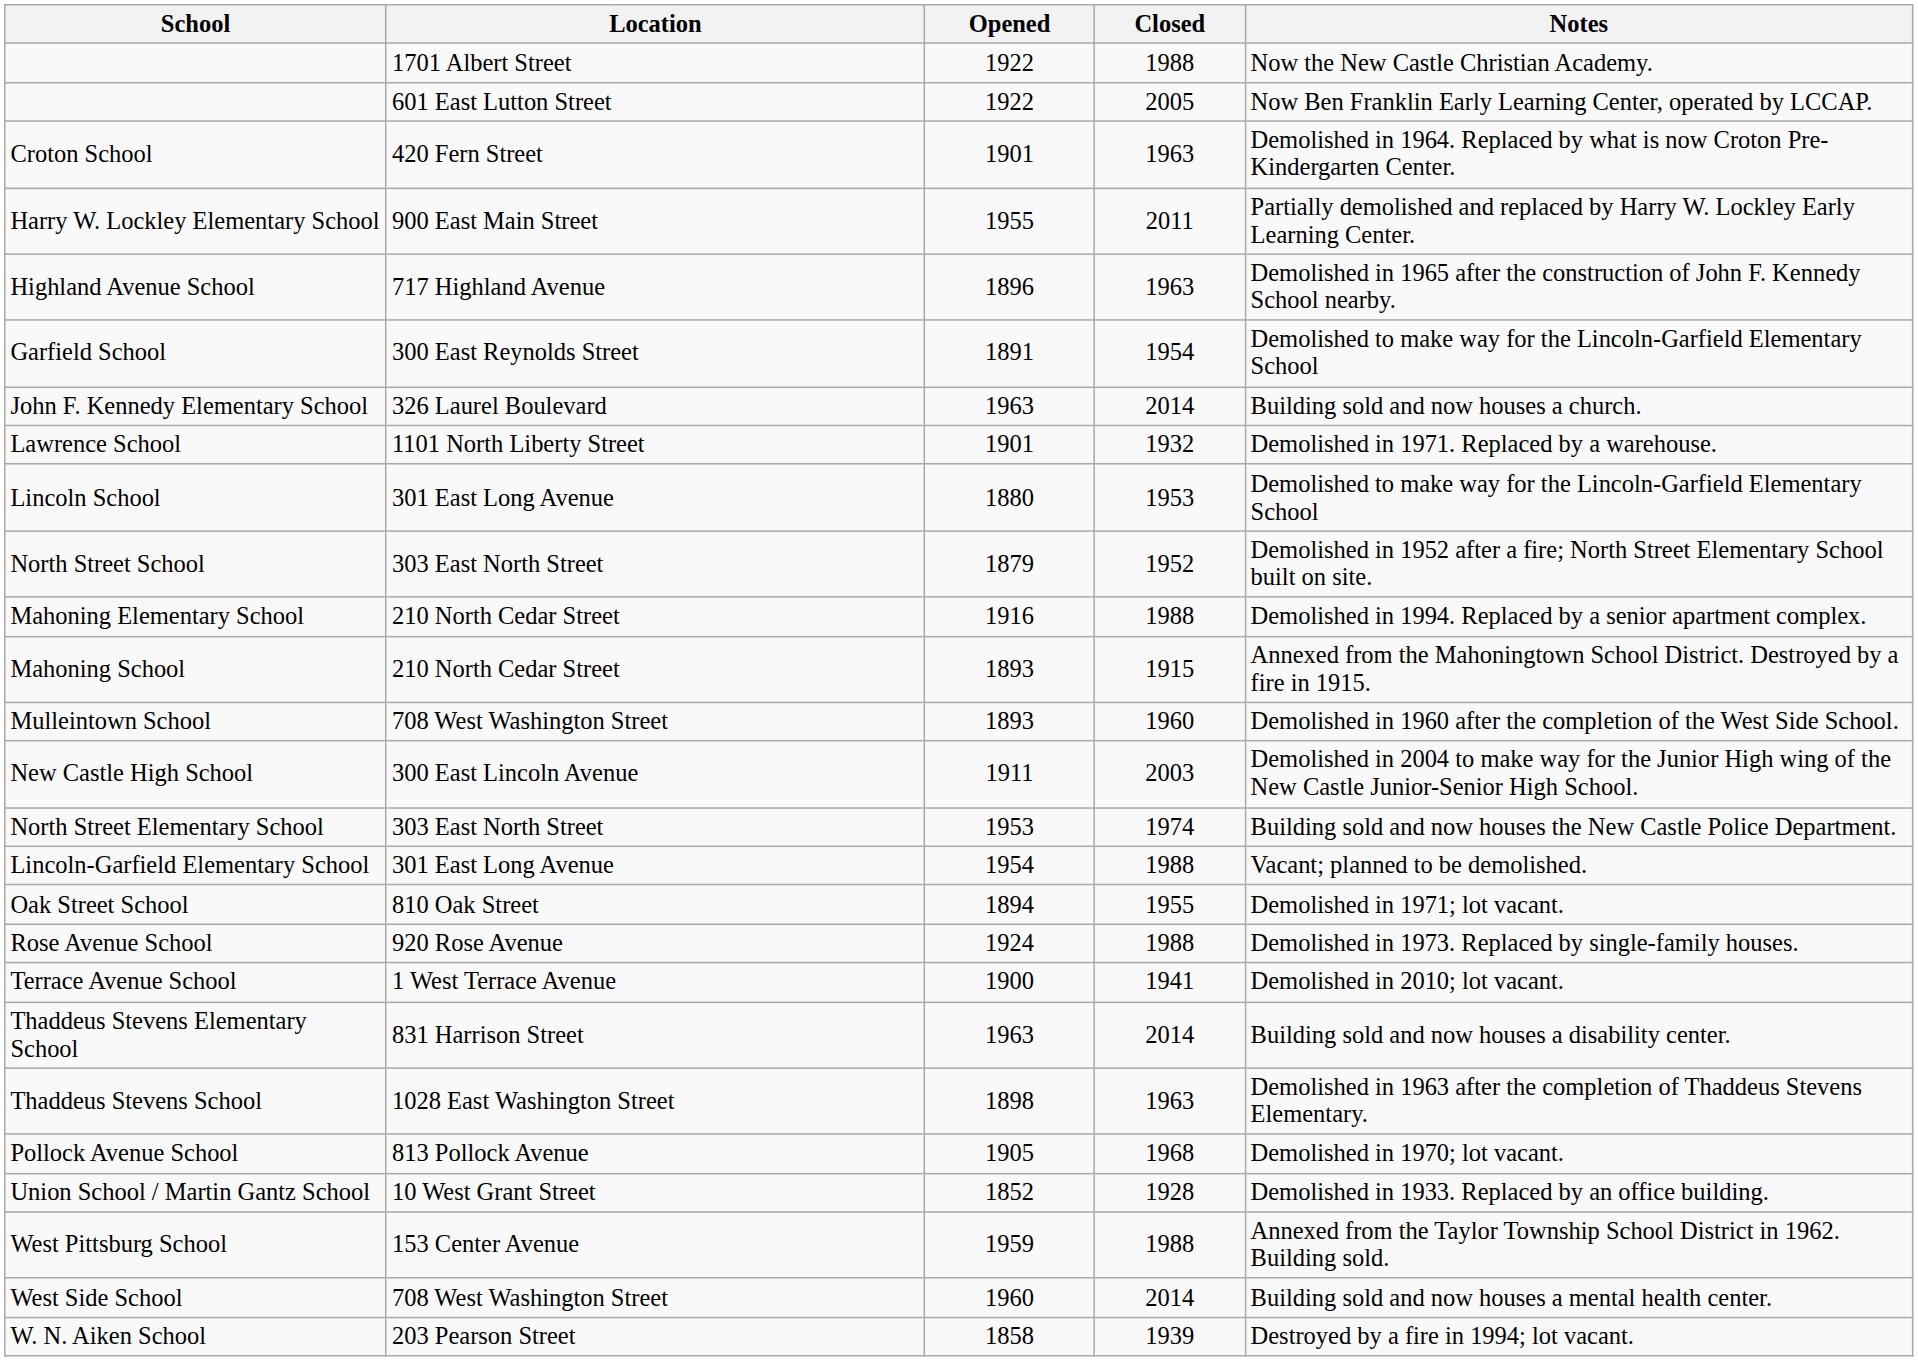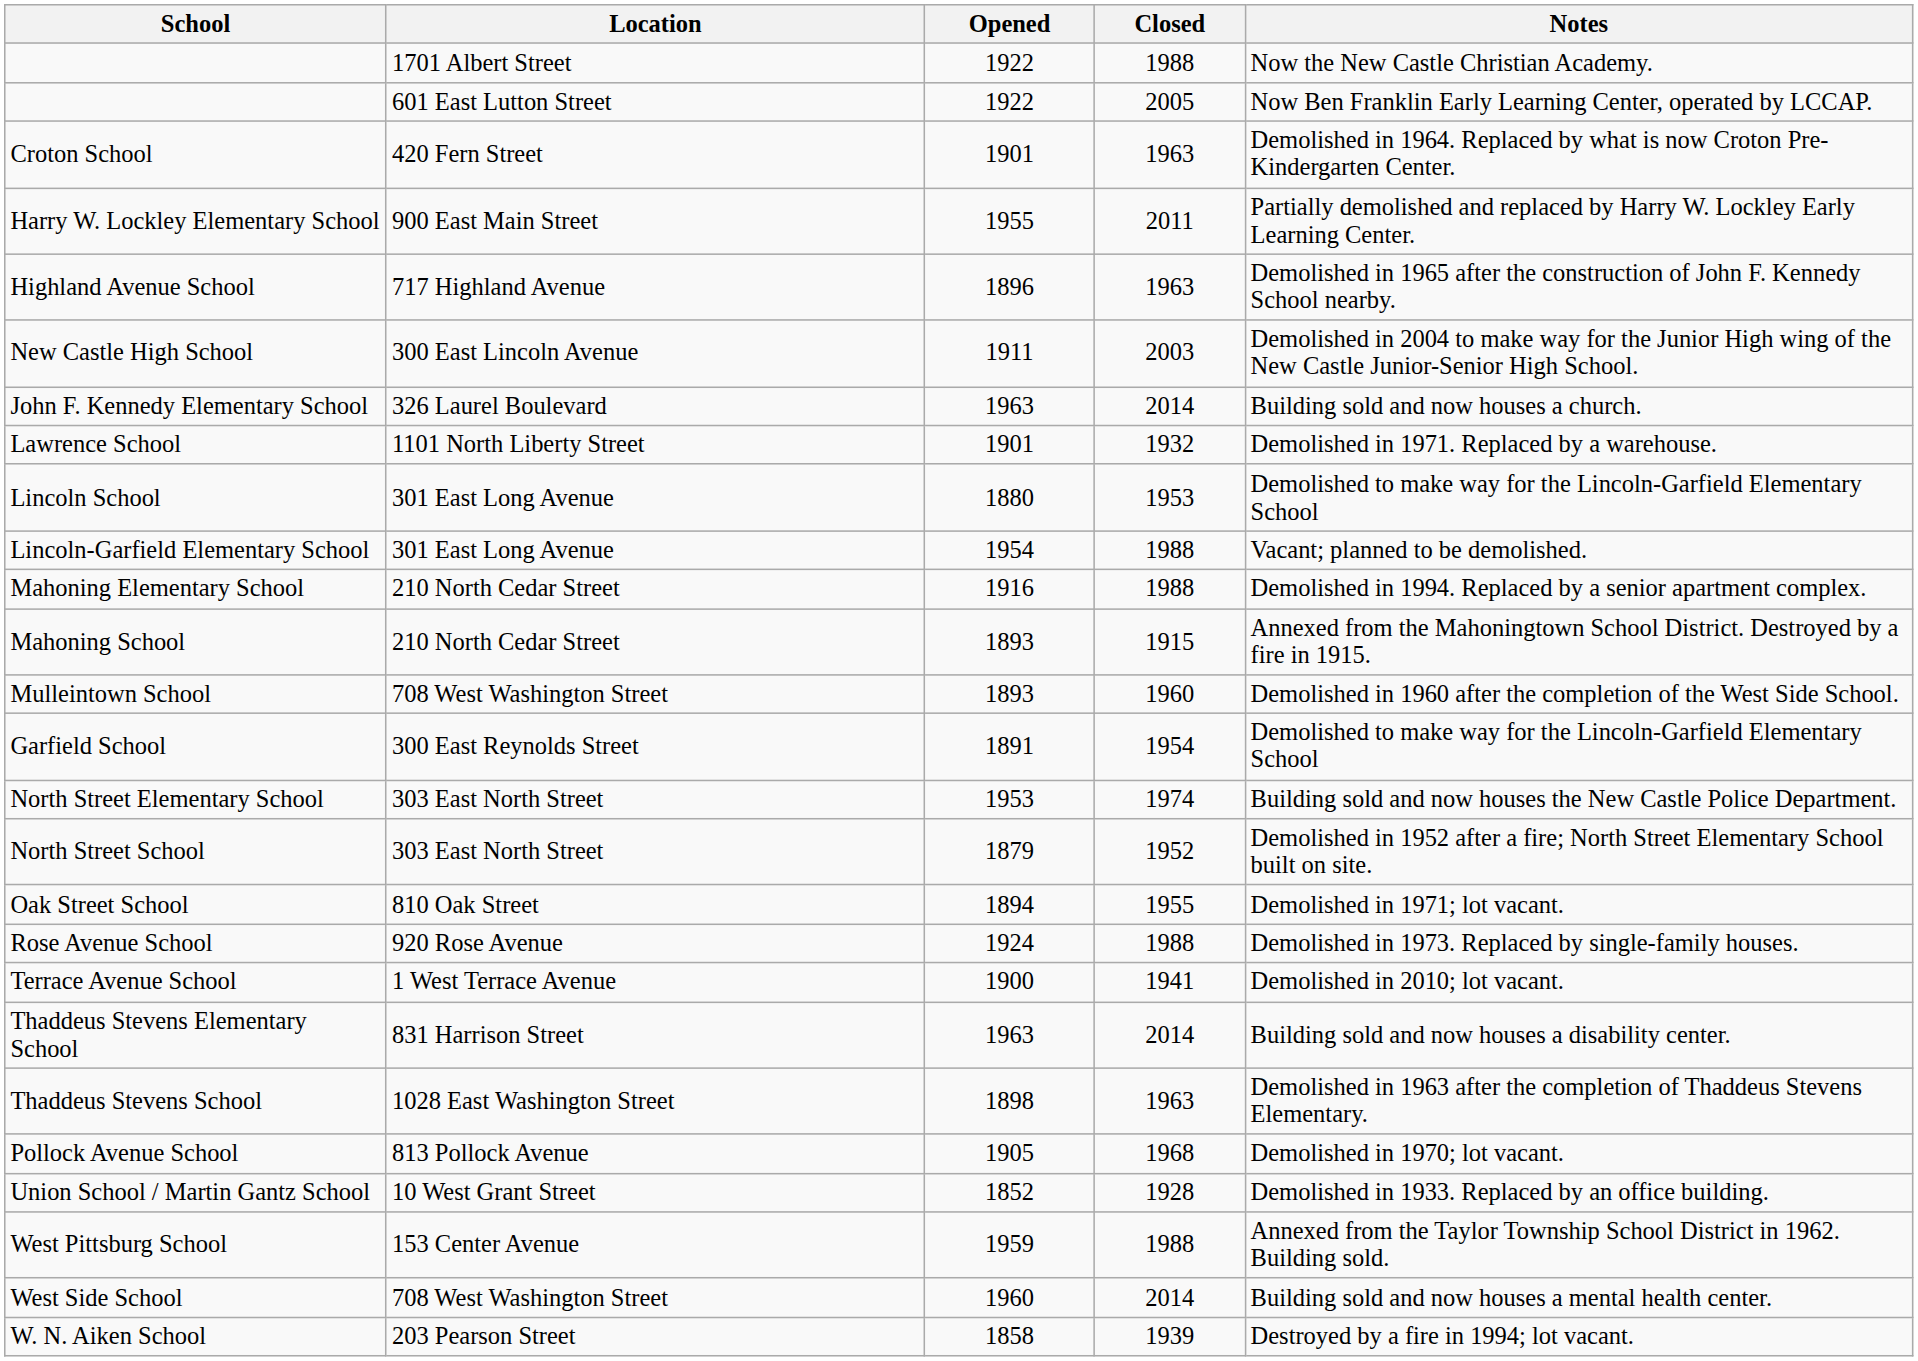rows swapped: (88, 353) <-> (132, 773)
rows swapped: (190, 865) <-> (108, 563)
